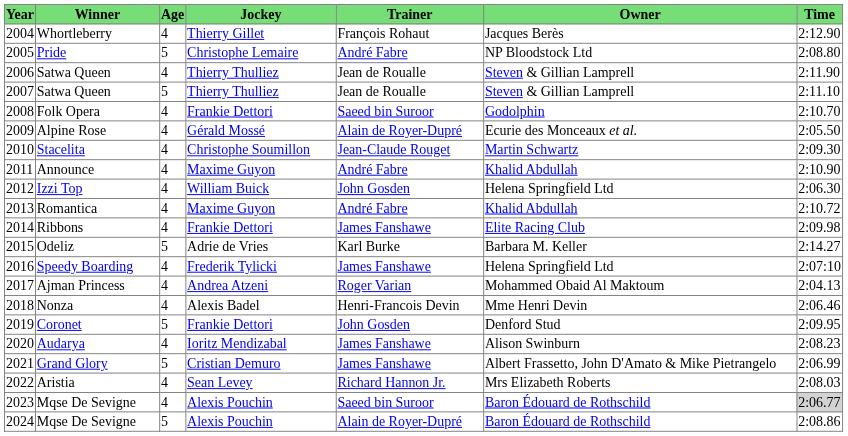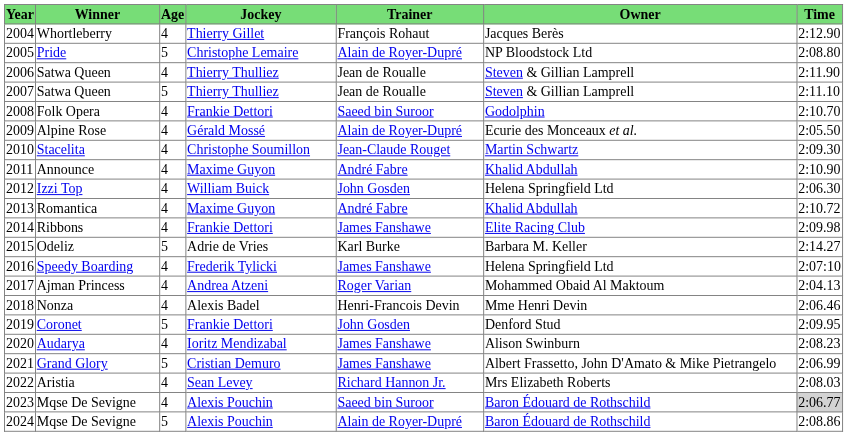(373, 53) André Fabre -> (400, 53) Alain de Royer-Dupré
